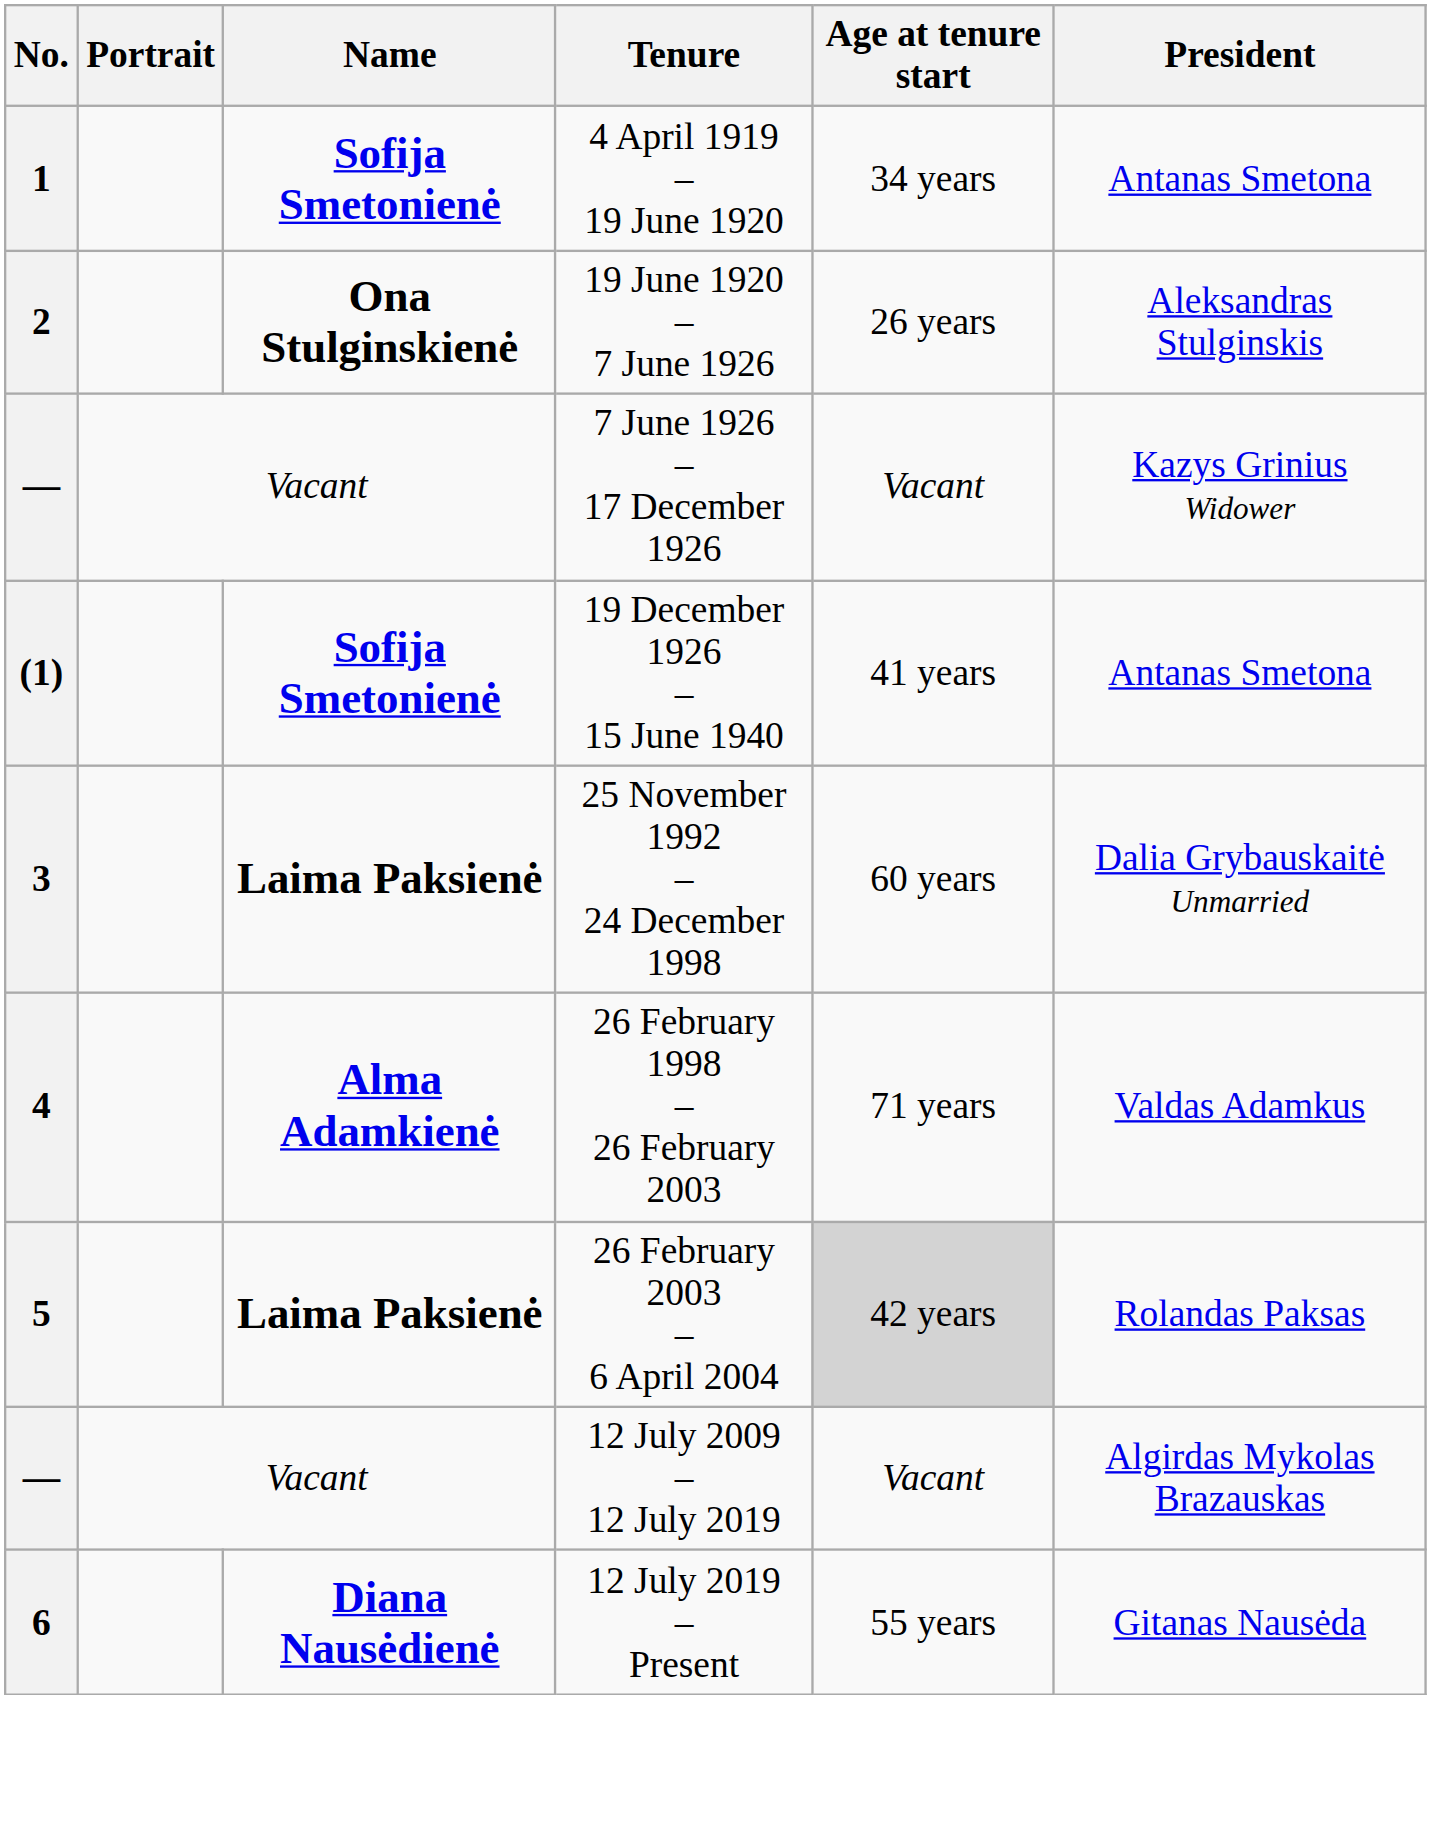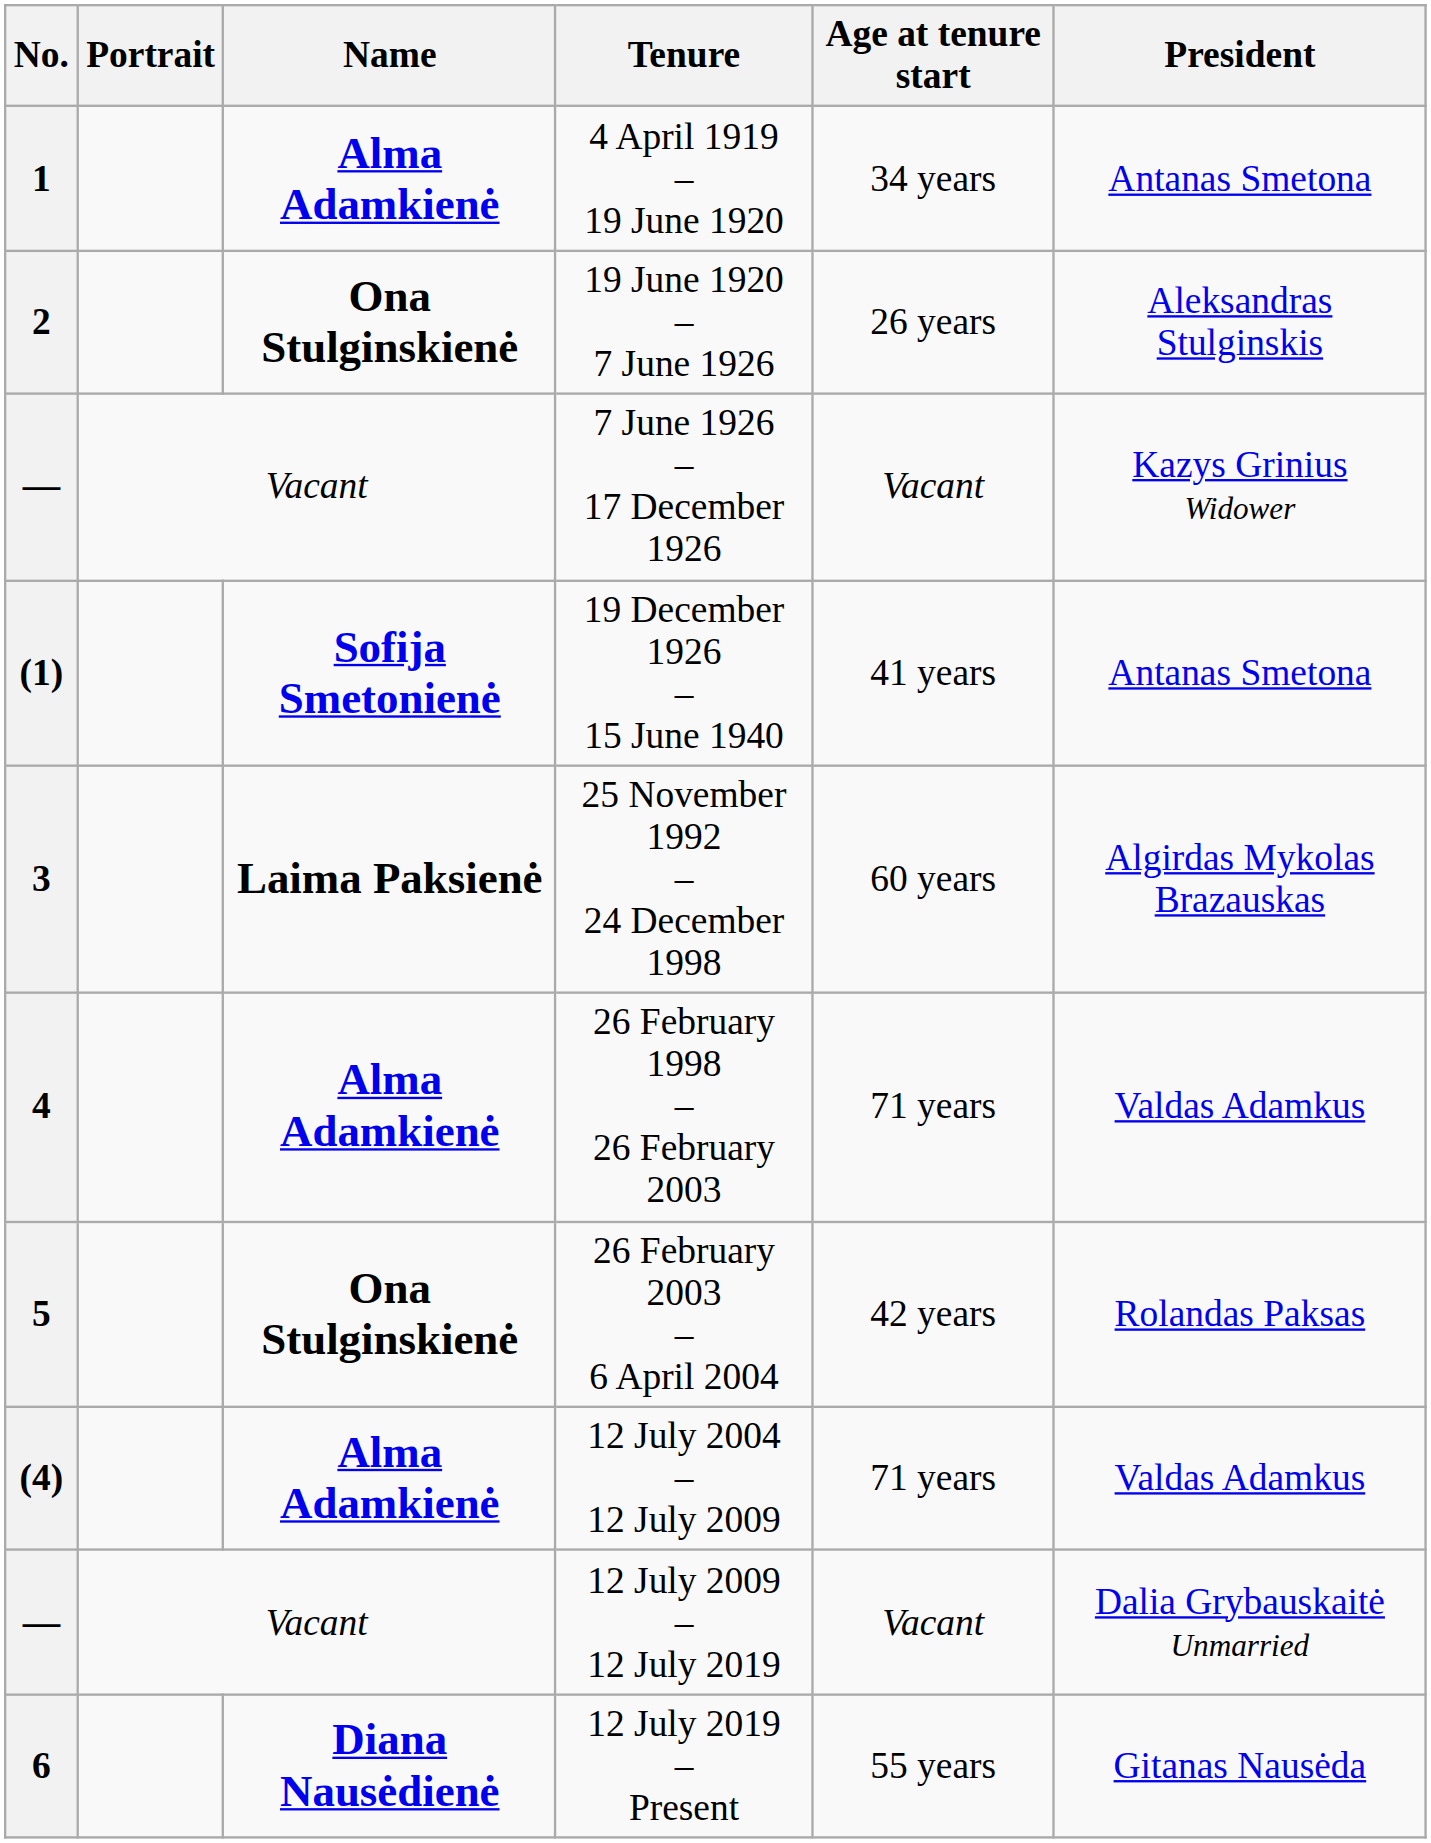(390, 177) Sofija Smetonienė -> (390, 177) Alma Adamkienė
(1240, 878) Dalia Grybauskaitė Unmarried -> (1240, 878) Algirdas Mykolas Brazauskas
(390, 1313) Laima Paksienė -> (390, 1313) Ona Stulginskienė
(933, 1313) lightgrey background -> (933, 1313) no background
+ row: (41, 1477)
(1240, 1477) Algirdas Mykolas Brazauskas -> (1240, 1621) Dalia Grybauskaitė Unmarried
